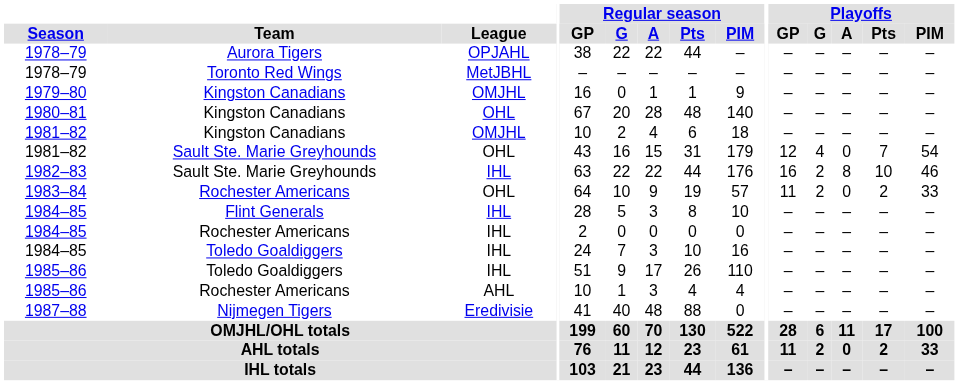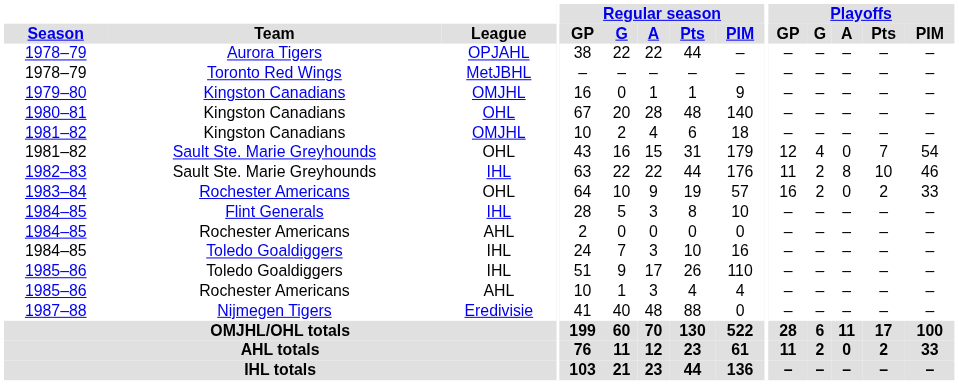(788, 172) 16 -> (788, 172) 11
(788, 192) 11 -> (788, 192) 16
(499, 231) IHL -> (499, 231) AHL
